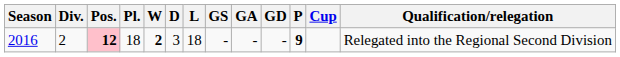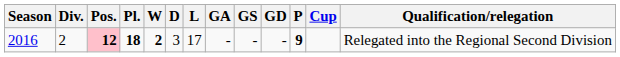columns swapped: (218, 16) <-> (246, 16)
(133, 39) normal -> (133, 39) bold
(194, 39) 18 -> (194, 39) 17
